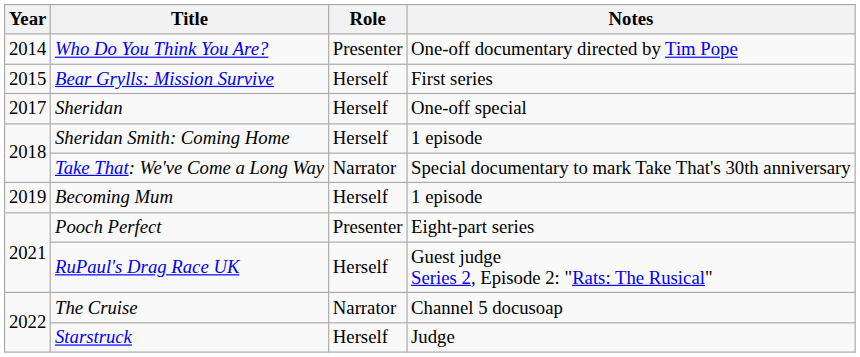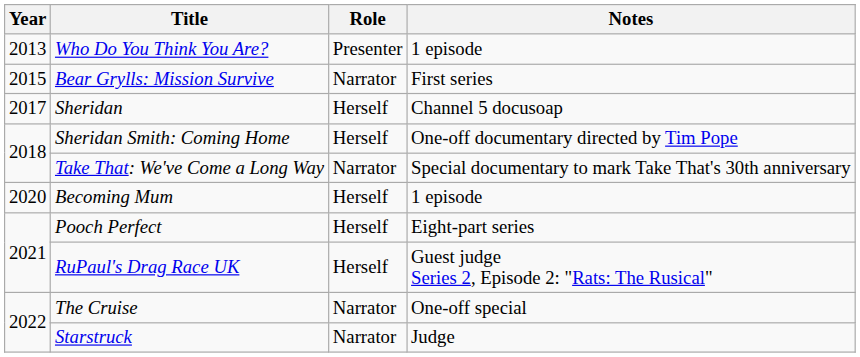(28, 49) 2014 -> (28, 49) 2013
(574, 49) One-off documentary directed by Tim Pope -> (447, 49) 1 episode
(360, 78) Herself -> (365, 78) Narrator
(469, 108) One-off special -> (487, 108) Channel 5 docusoap
(447, 138) 1 episode -> (574, 138) One-off documentary directed by Tim Pope
(28, 197) 2019 -> (28, 197) 2020
(368, 227) Presenter -> (360, 227) Herself
(487, 307) Channel 5 docusoap -> (469, 307) One-off special
(360, 337) Herself -> (365, 337) Narrator
